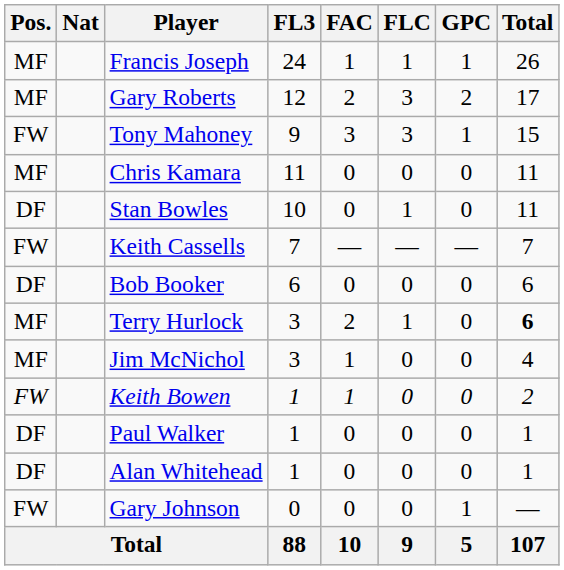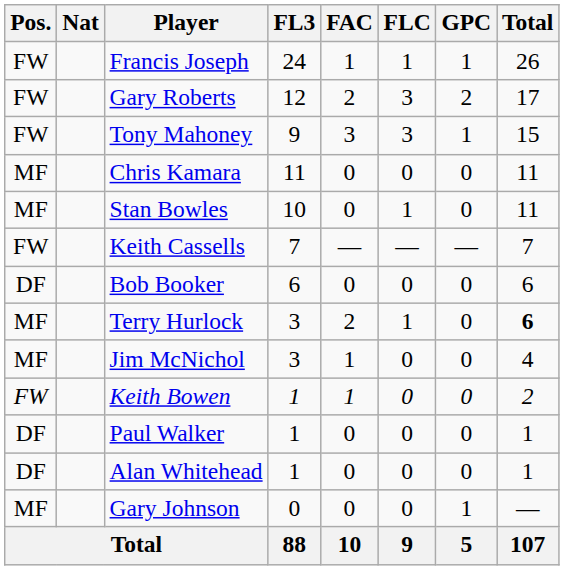(31, 60) MF -> (31, 60) FW
(31, 97) MF -> (31, 97) FW
(31, 209) DF -> (31, 209) MF
(31, 508) FW -> (31, 508) MF
